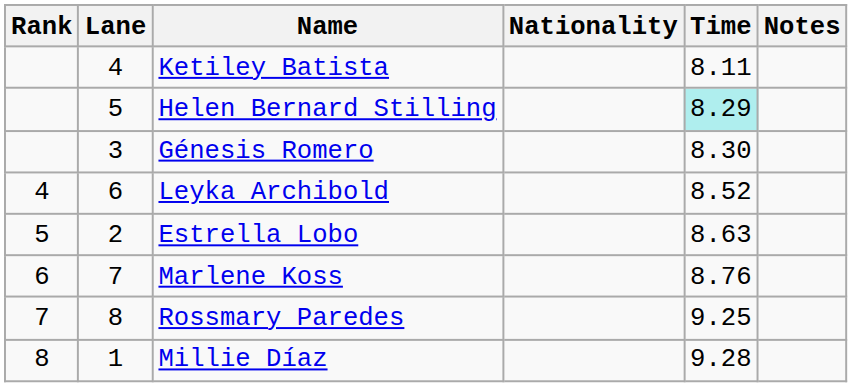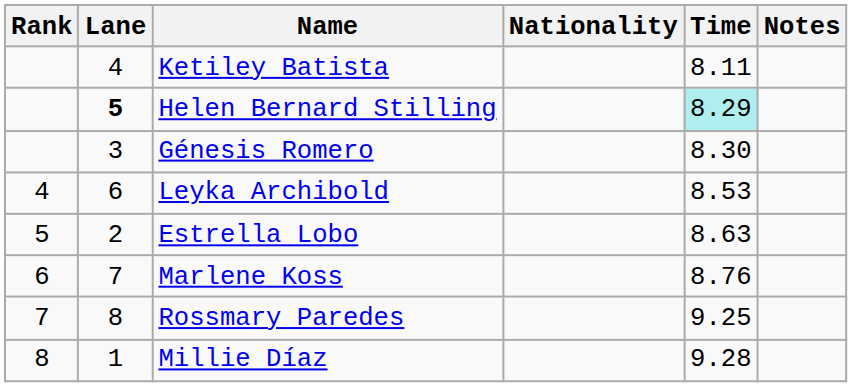(116, 109) normal -> (116, 109) bold
(721, 193) 8.52 -> (721, 193) 8.53
